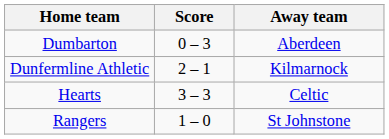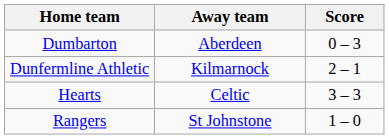columns swapped: (194, 17) <-> (309, 17)
